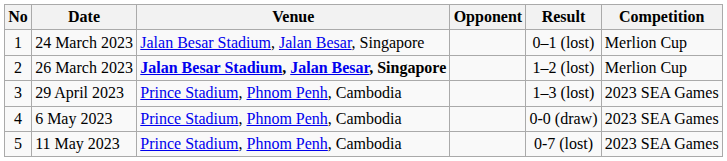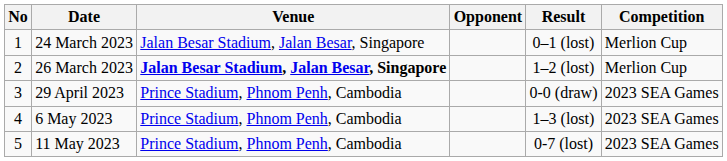(563, 93) 1–3 (lost) -> (563, 93) 0-0 (draw)
(563, 118) 0-0 (draw) -> (563, 118) 1–3 (lost)
